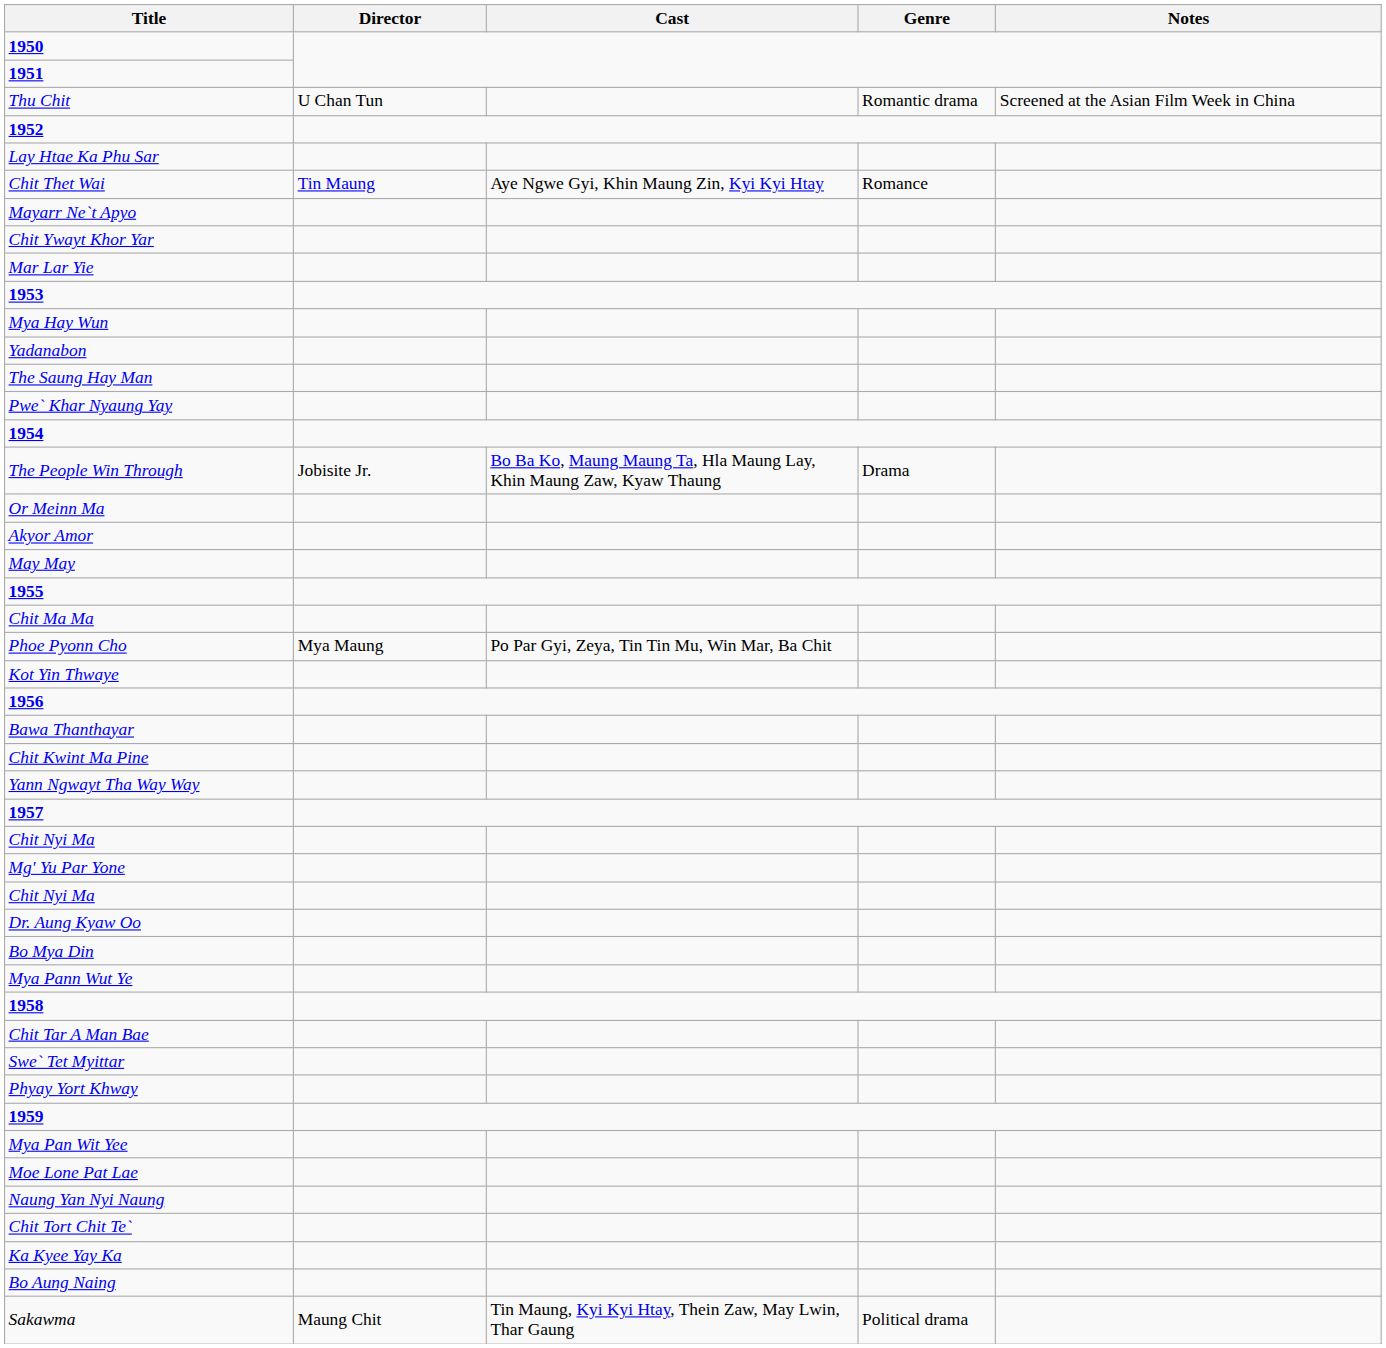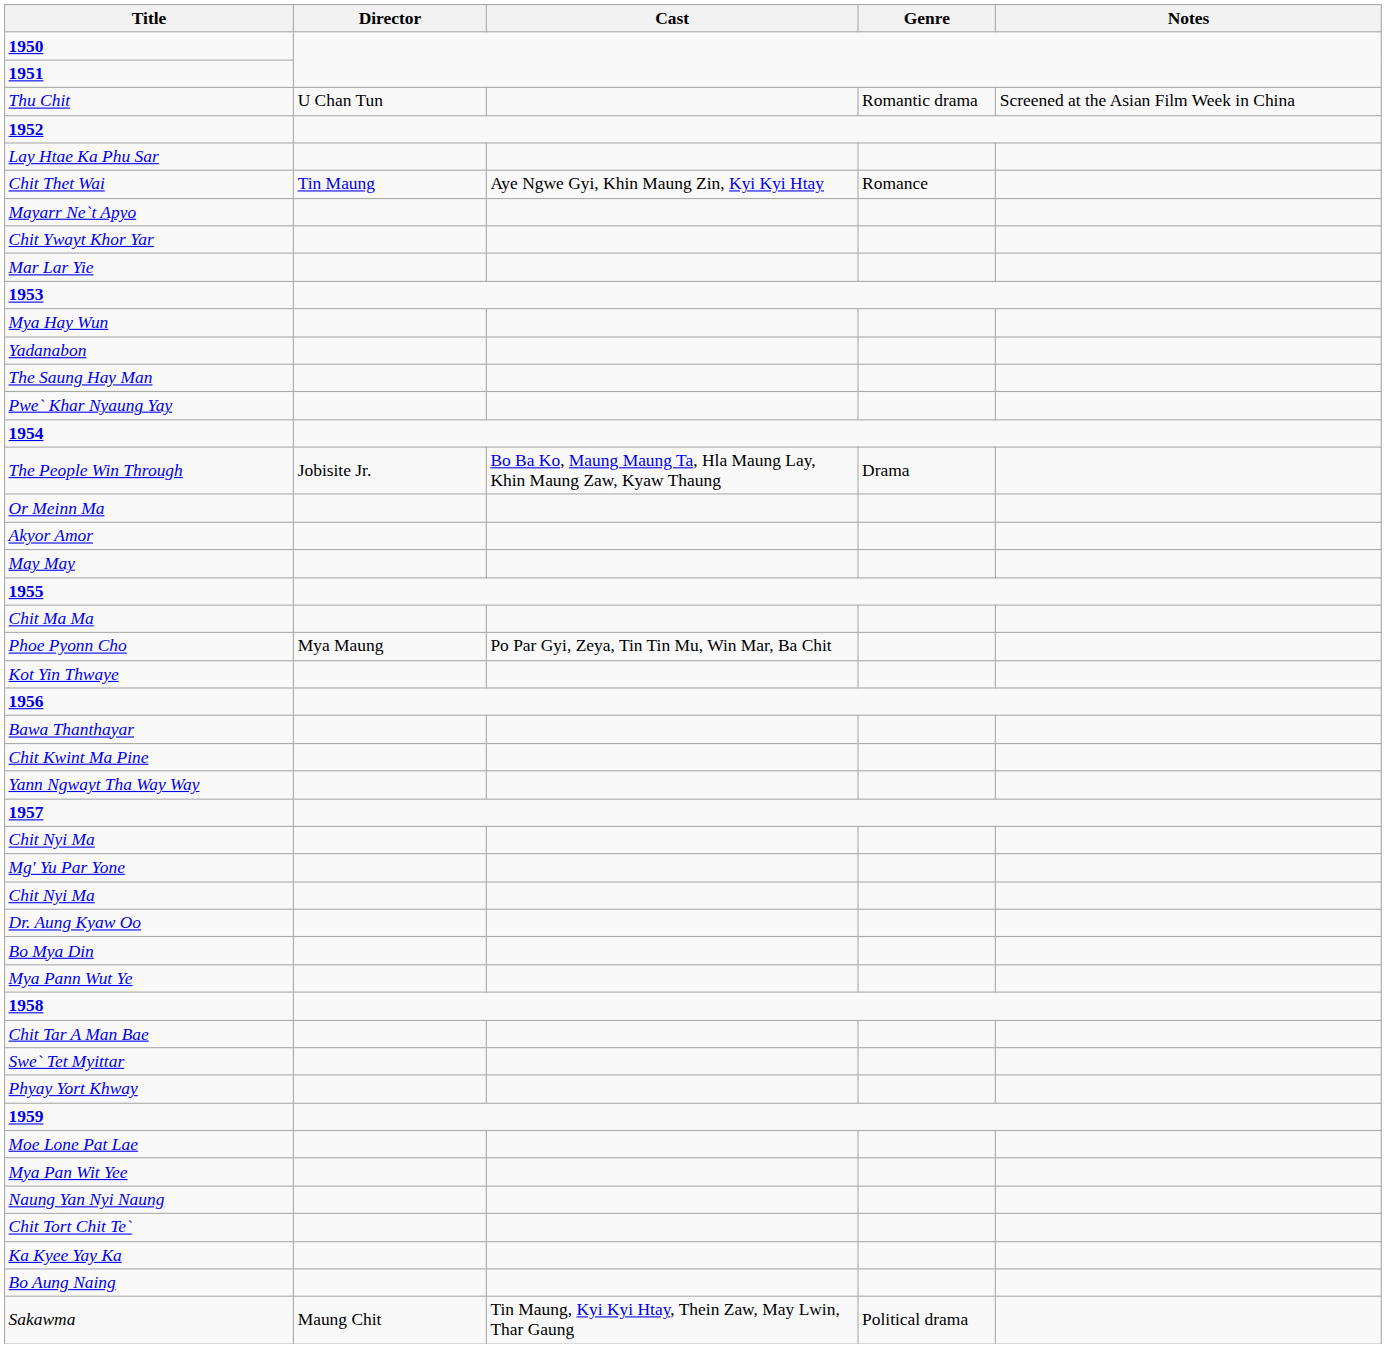rows swapped: (68, 1144) <-> (73, 1171)
